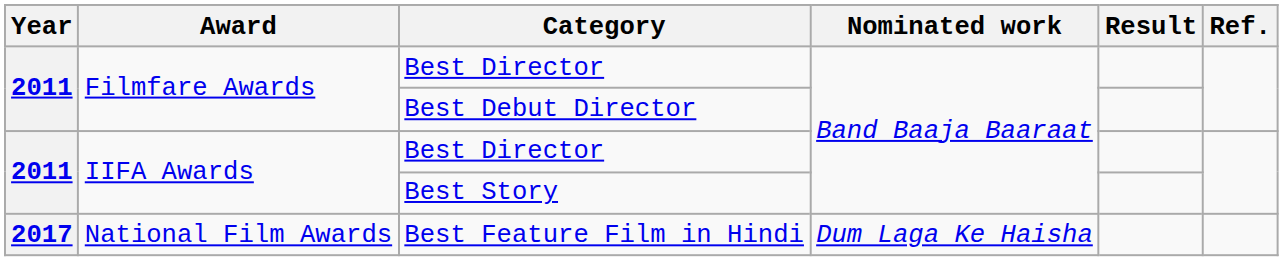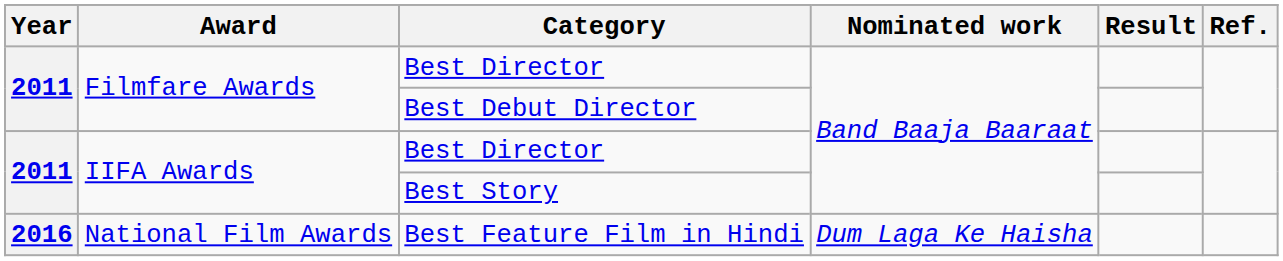(42, 235) 2017 -> (42, 235) 2016
